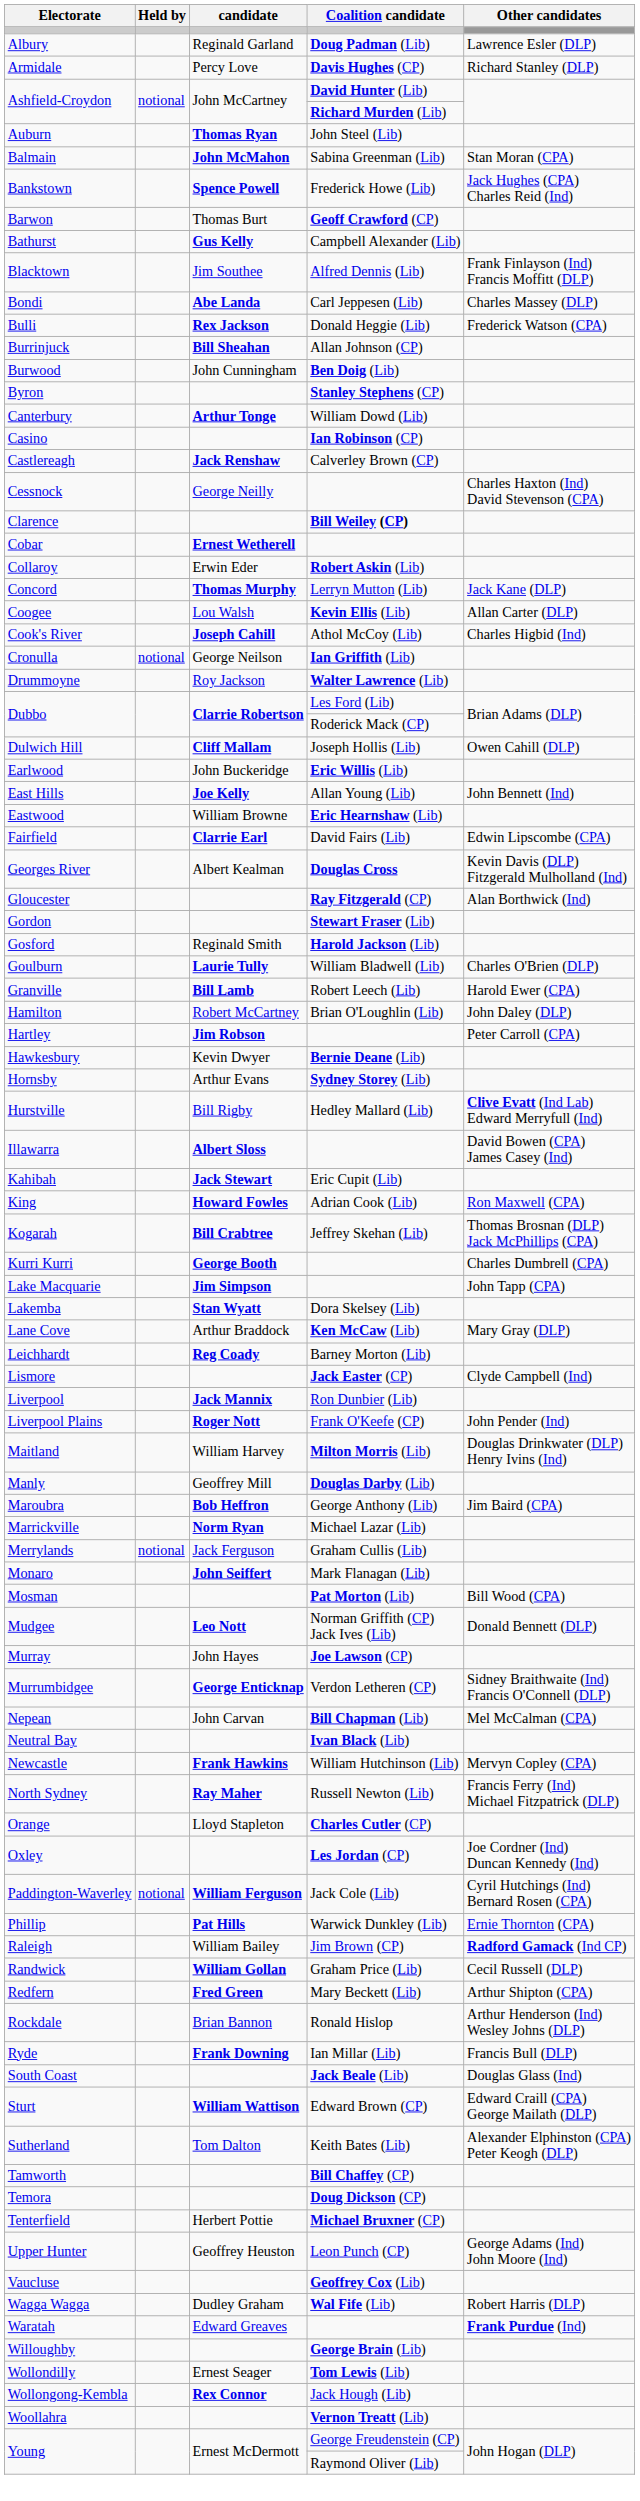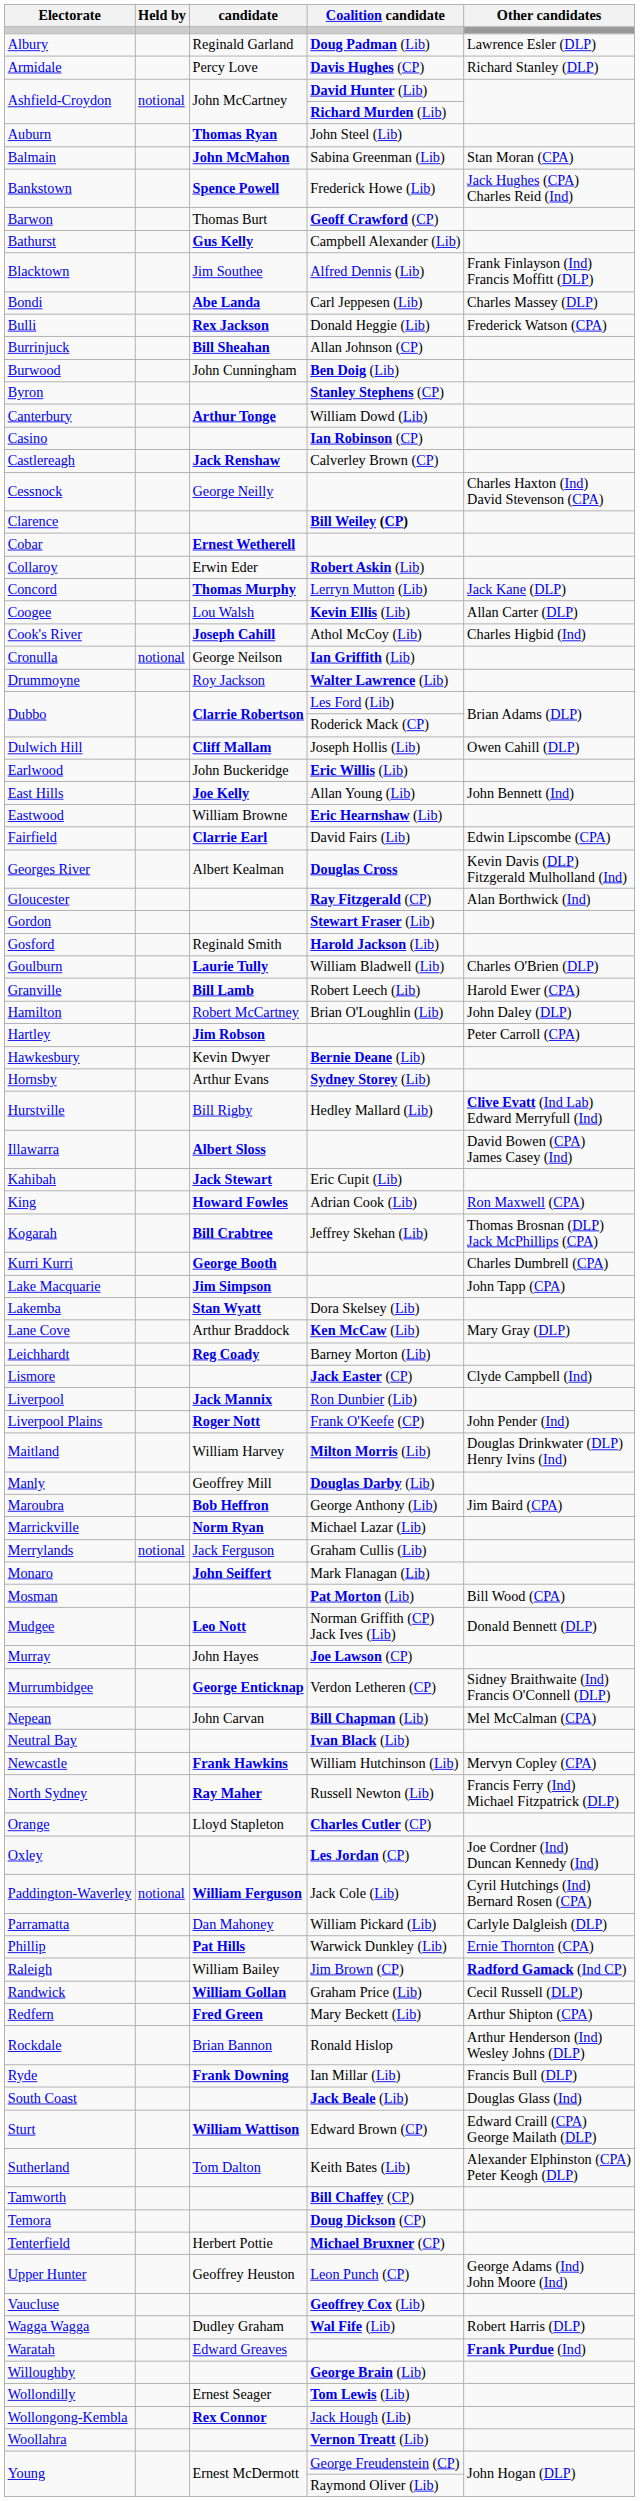+ row: (39, 1924)
